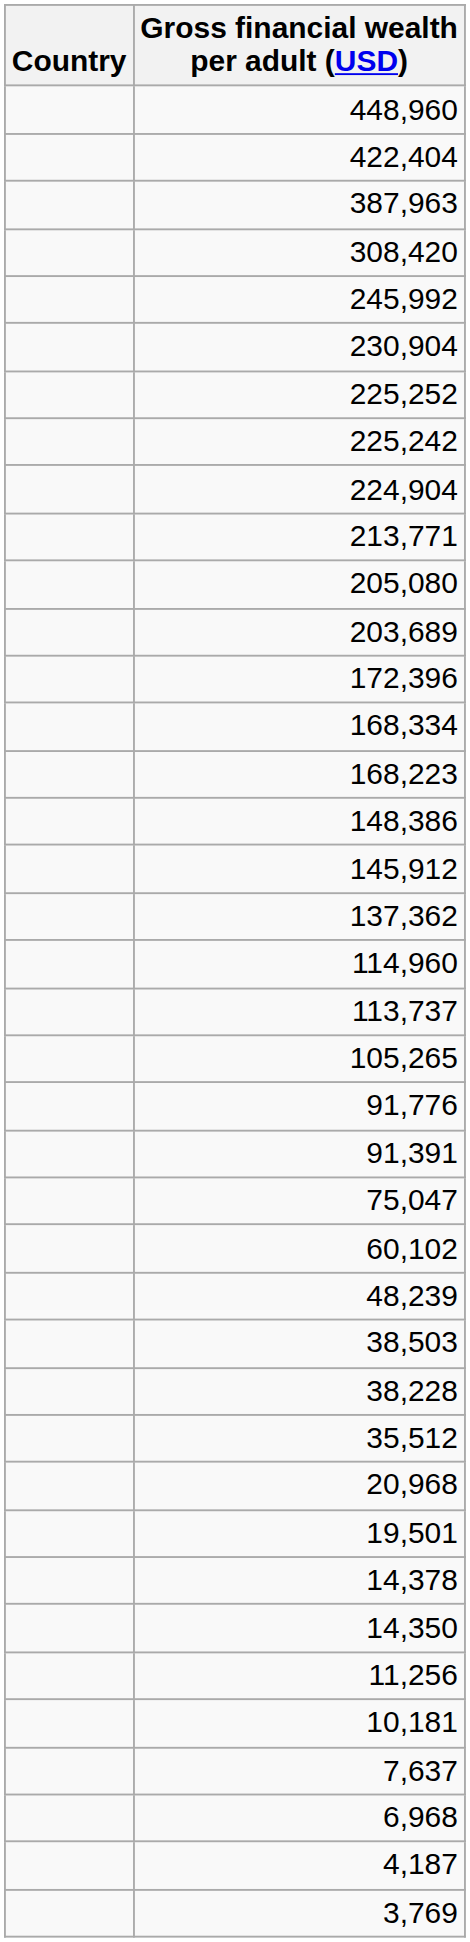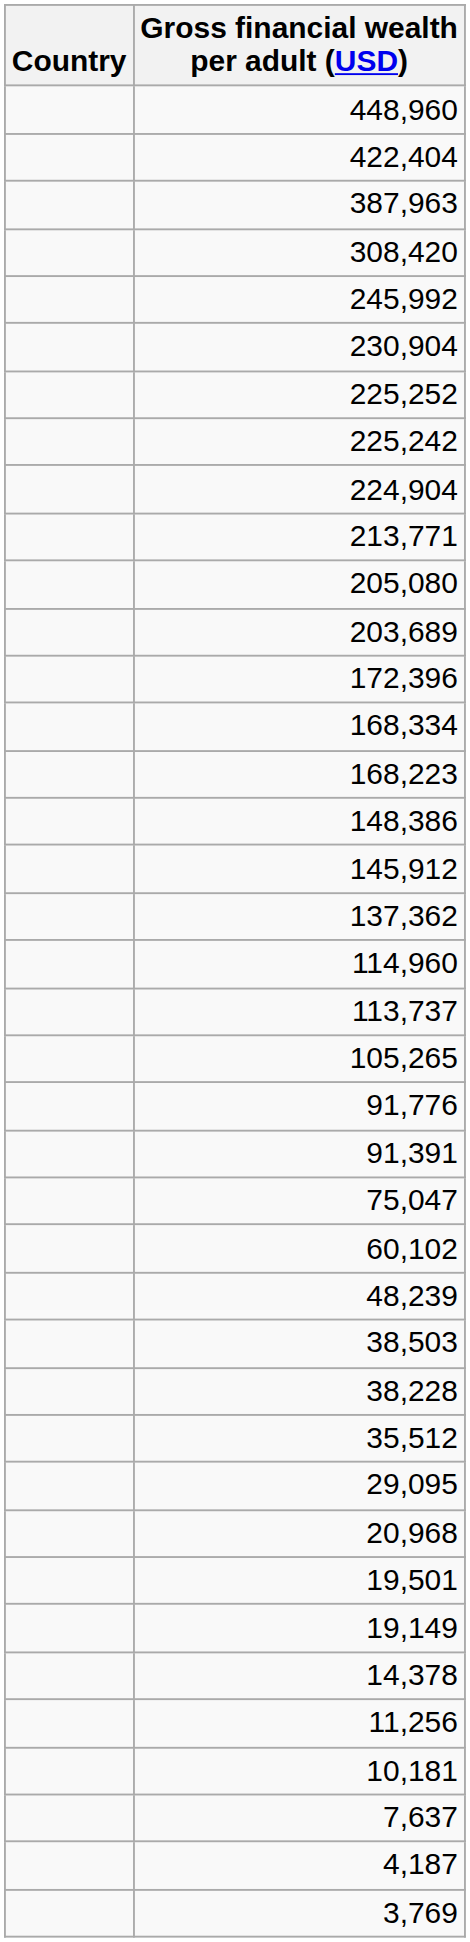+ row: (412, 1485)
+ row: (412, 1627)
- row: (412, 1627)
- row: (420, 1817)
